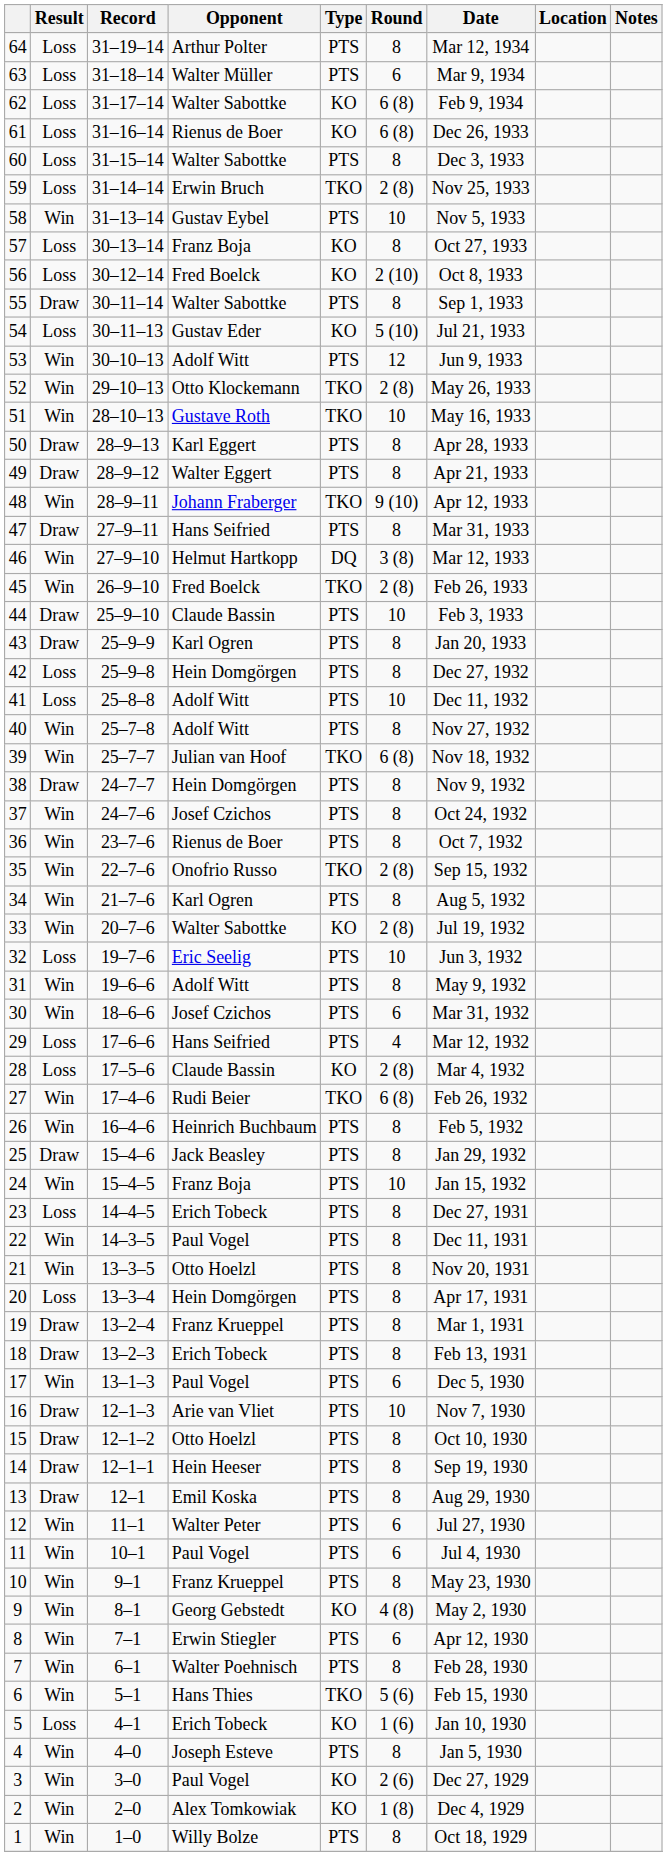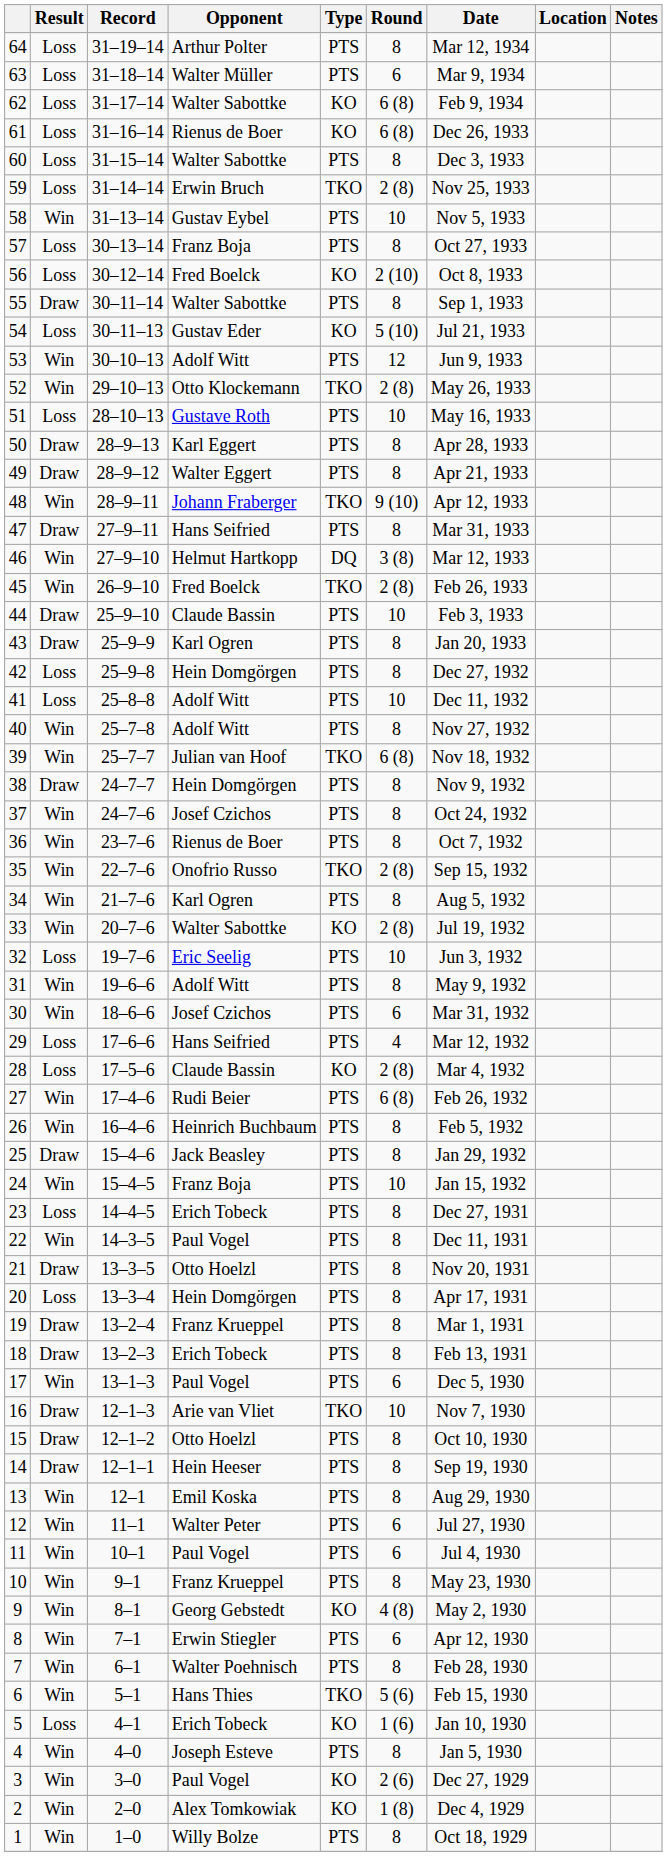(344, 246) KO -> (344, 246) PTS
(59, 416) Win -> (59, 416) Loss
(344, 416) TKO -> (344, 416) PTS
(344, 1098) TKO -> (344, 1098) PTS
(59, 1269) Win -> (59, 1269) Draw
(344, 1411) PTS -> (344, 1411) TKO
(59, 1496) Draw -> (59, 1496) Win
